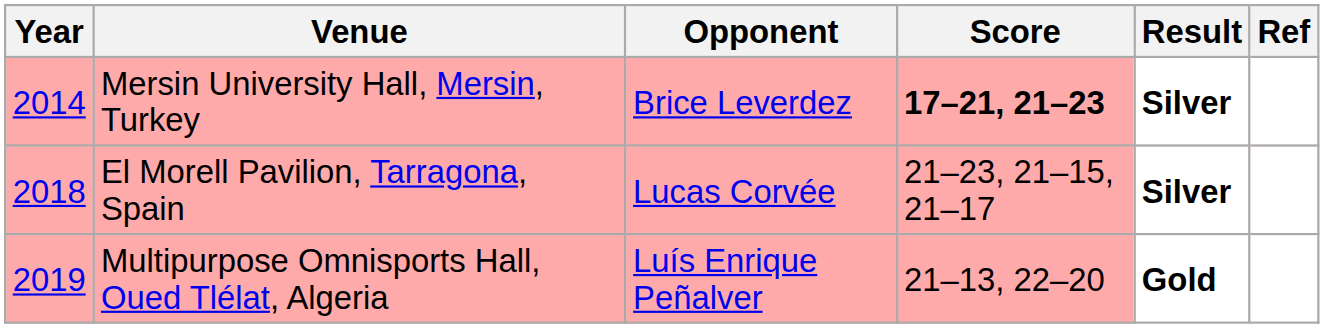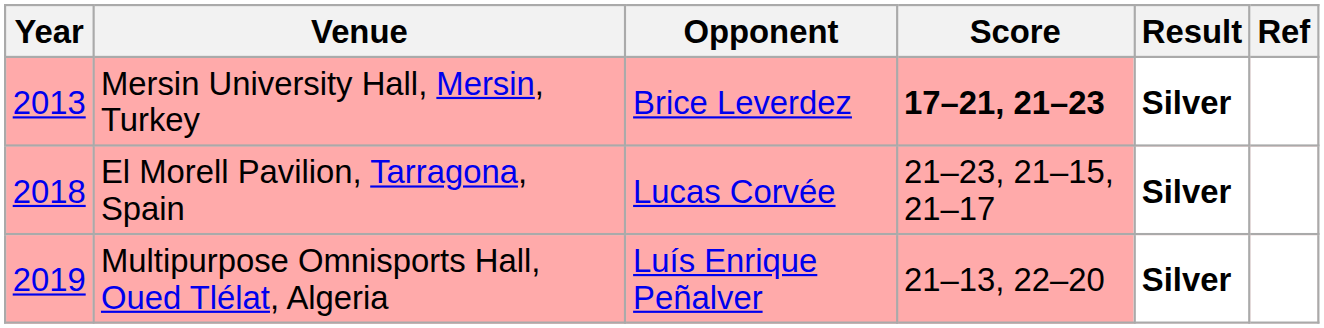(49, 102) 2014 -> (49, 102) 2013
(1179, 279) Gold -> (1187, 279) Silver
